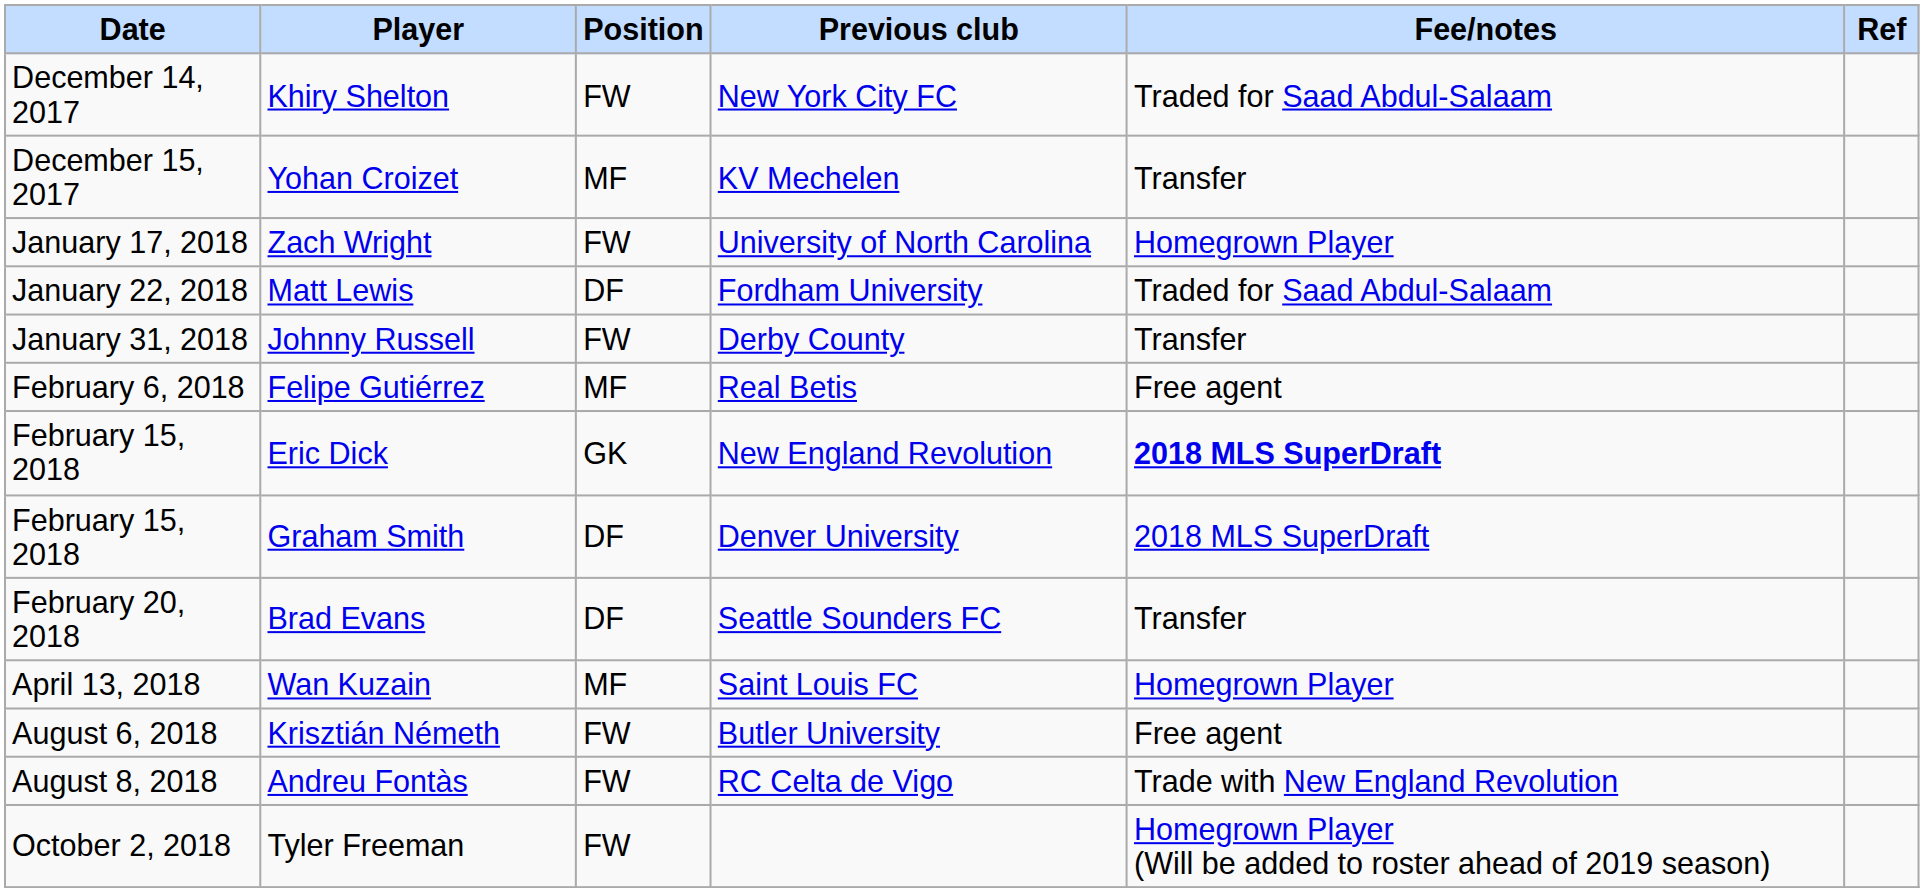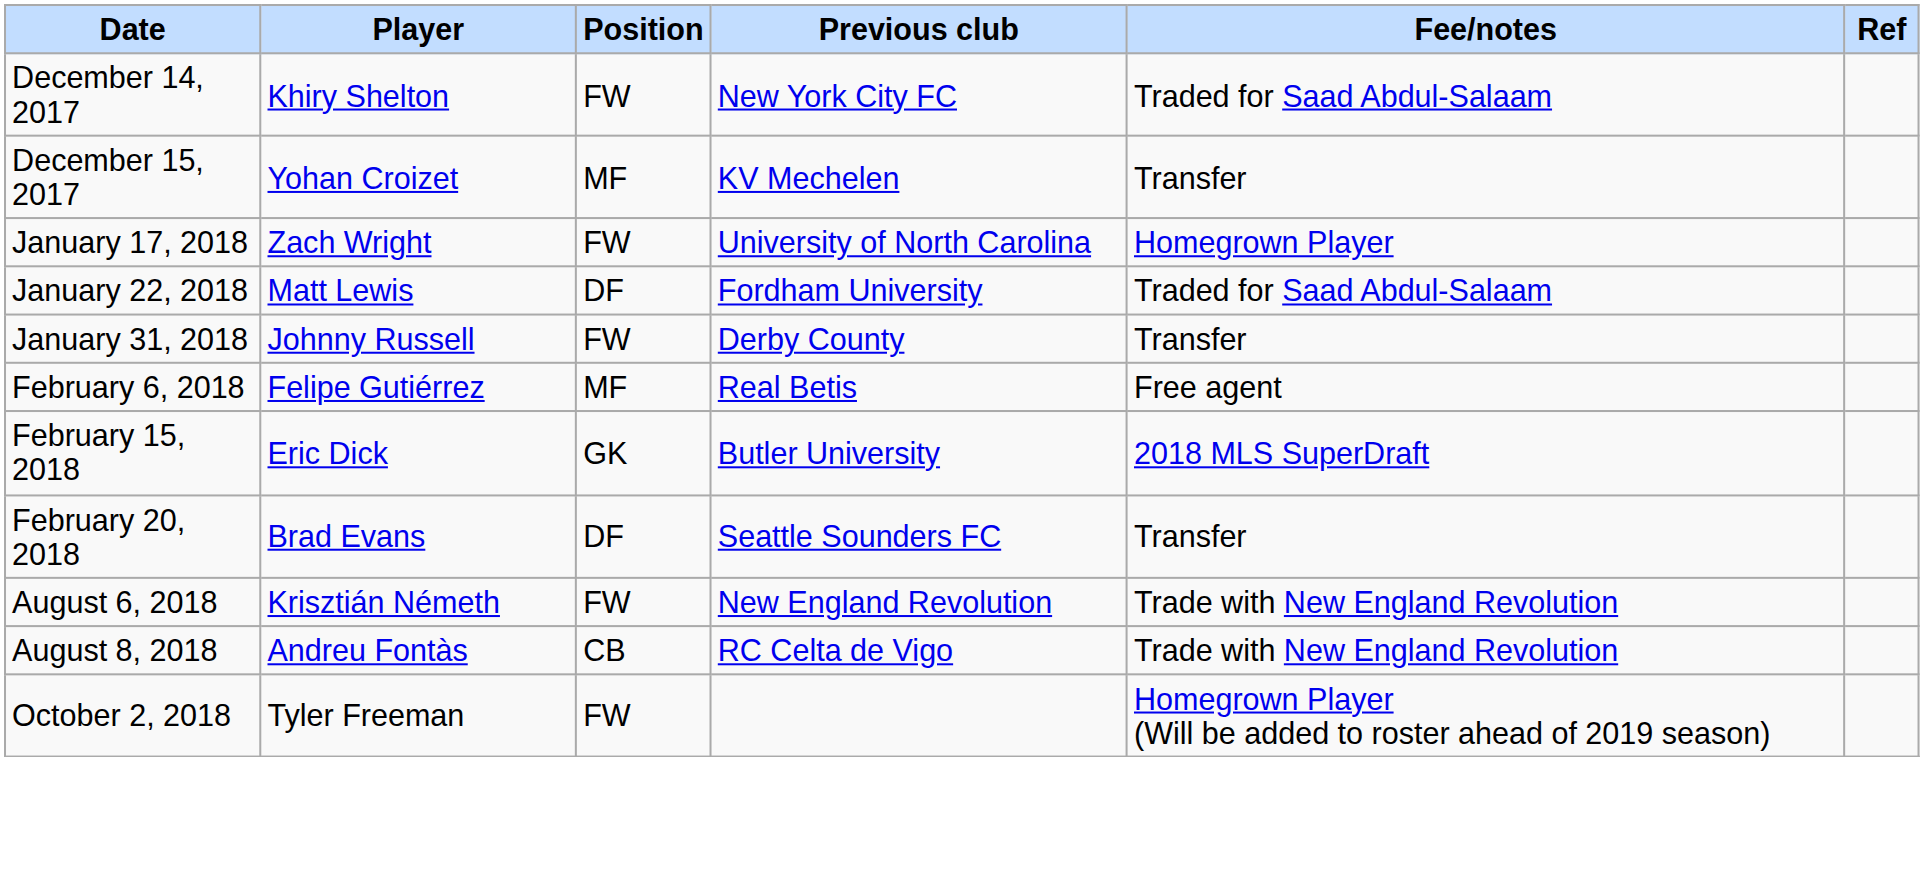(885, 453) New England Revolution -> (829, 453) Butler University
(1288, 453) bold -> (1282, 453) normal
- row: (366, 536)
- row: (349, 684)
(829, 732) Butler University -> (885, 601) New England Revolution
(1208, 732) Free agent -> (1376, 601) Trade with New England Revolution
(607, 781) FW -> (604, 650) CB
